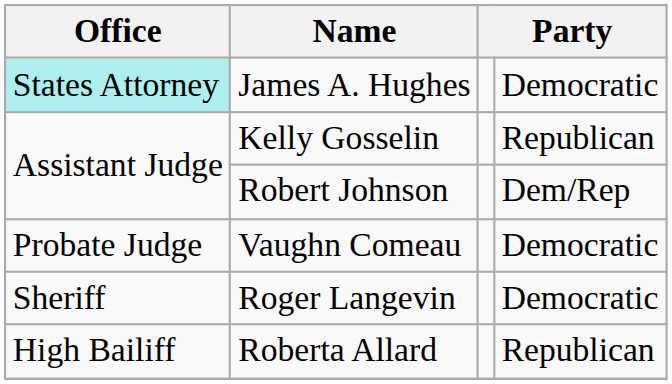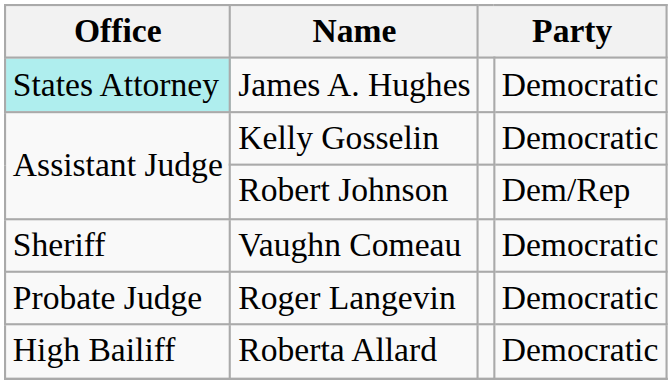(578, 137) Republican -> (580, 137) Democratic
(108, 244) Probate Judge -> (59, 244) Sheriff
(59, 297) Sheriff -> (108, 297) Probate Judge
(578, 350) Republican -> (580, 350) Democratic
